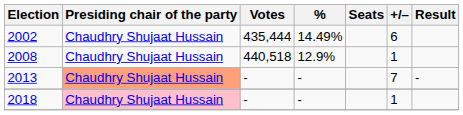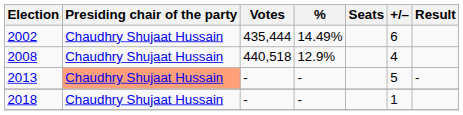(394, 57) 1 -> (394, 57) 4
(394, 78) 7 -> (394, 78) 5
(144, 99) pink background -> (144, 99) no background
